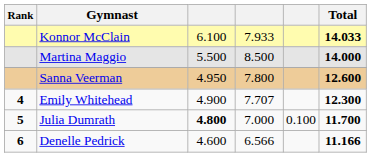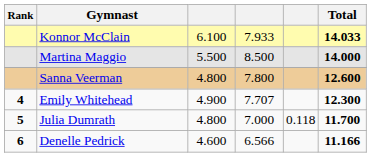(212, 78) 4.950 -> (212, 78) 4.800
(212, 120) bold -> (212, 120) normal
(301, 120) 0.100 -> (301, 120) 0.118
